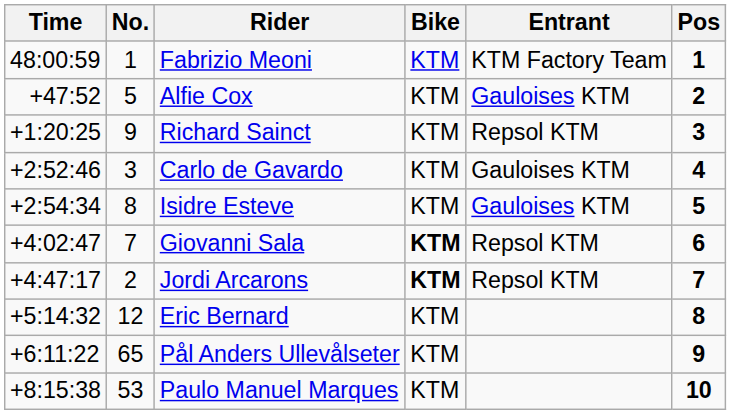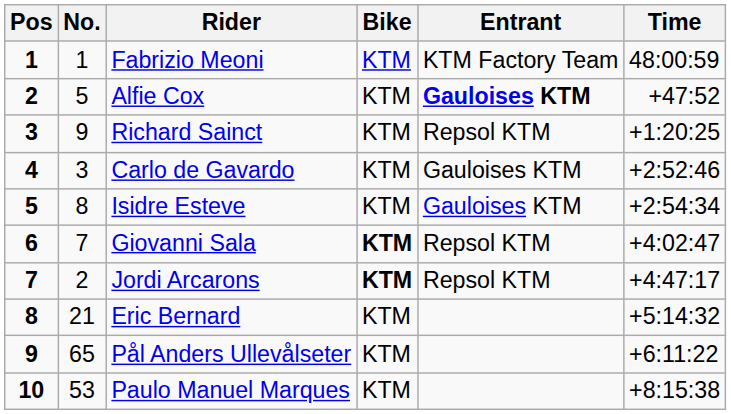columns swapped: (699, 22) <-> (56, 22)
(551, 96) normal -> (507, 96) bold
(130, 317) 12 -> (82, 317) 21
